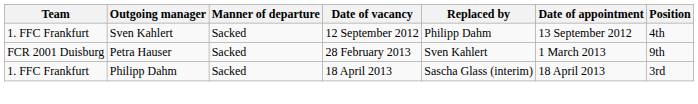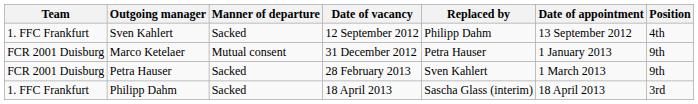+ row: (147, 52)
